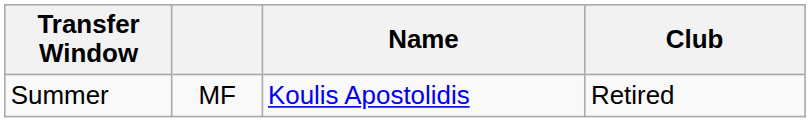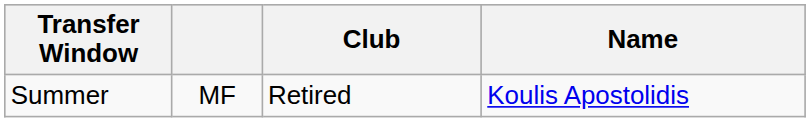columns swapped: (423, 39) <-> (695, 39)
